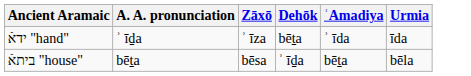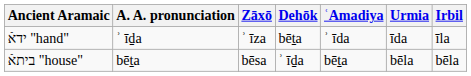+ column: (449, 15)
